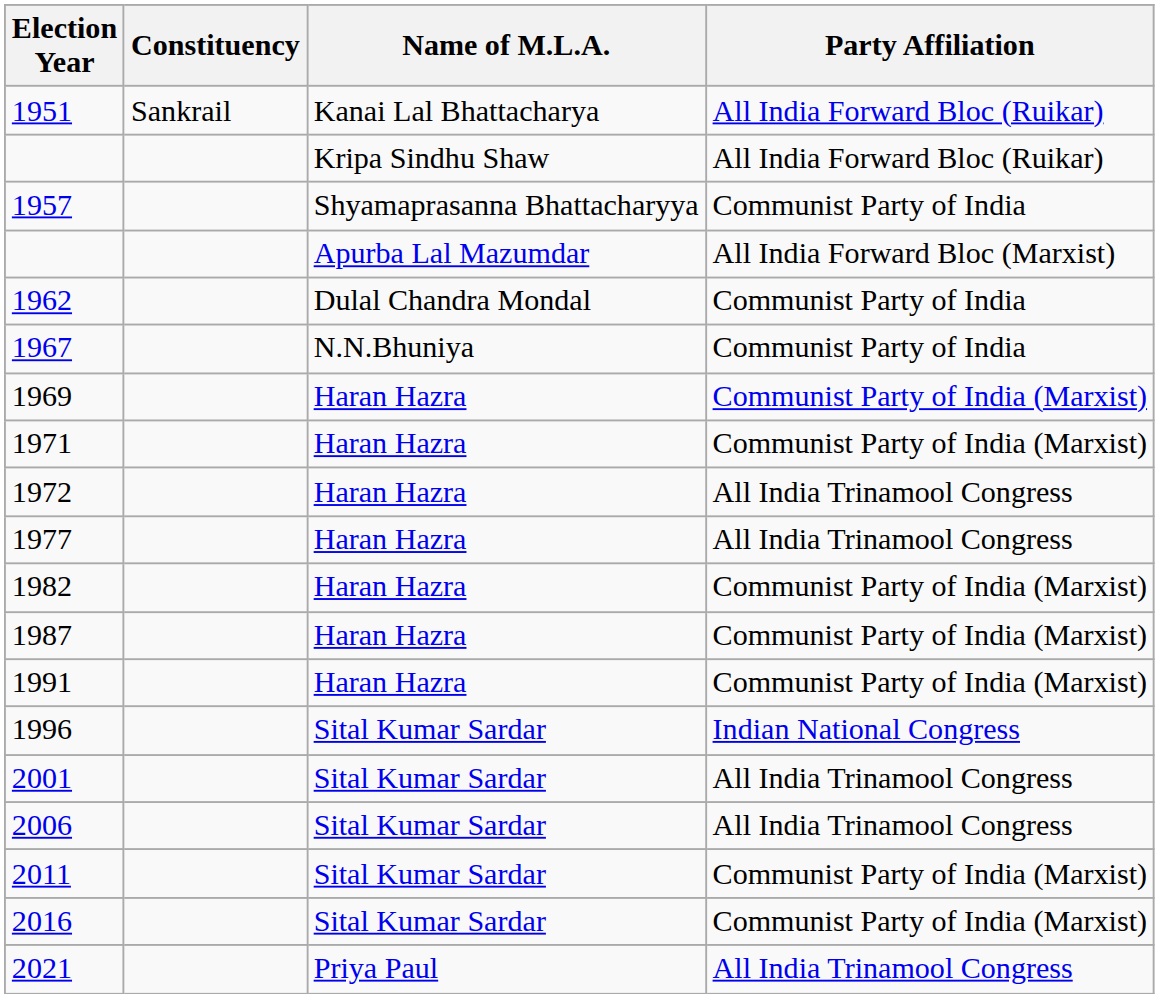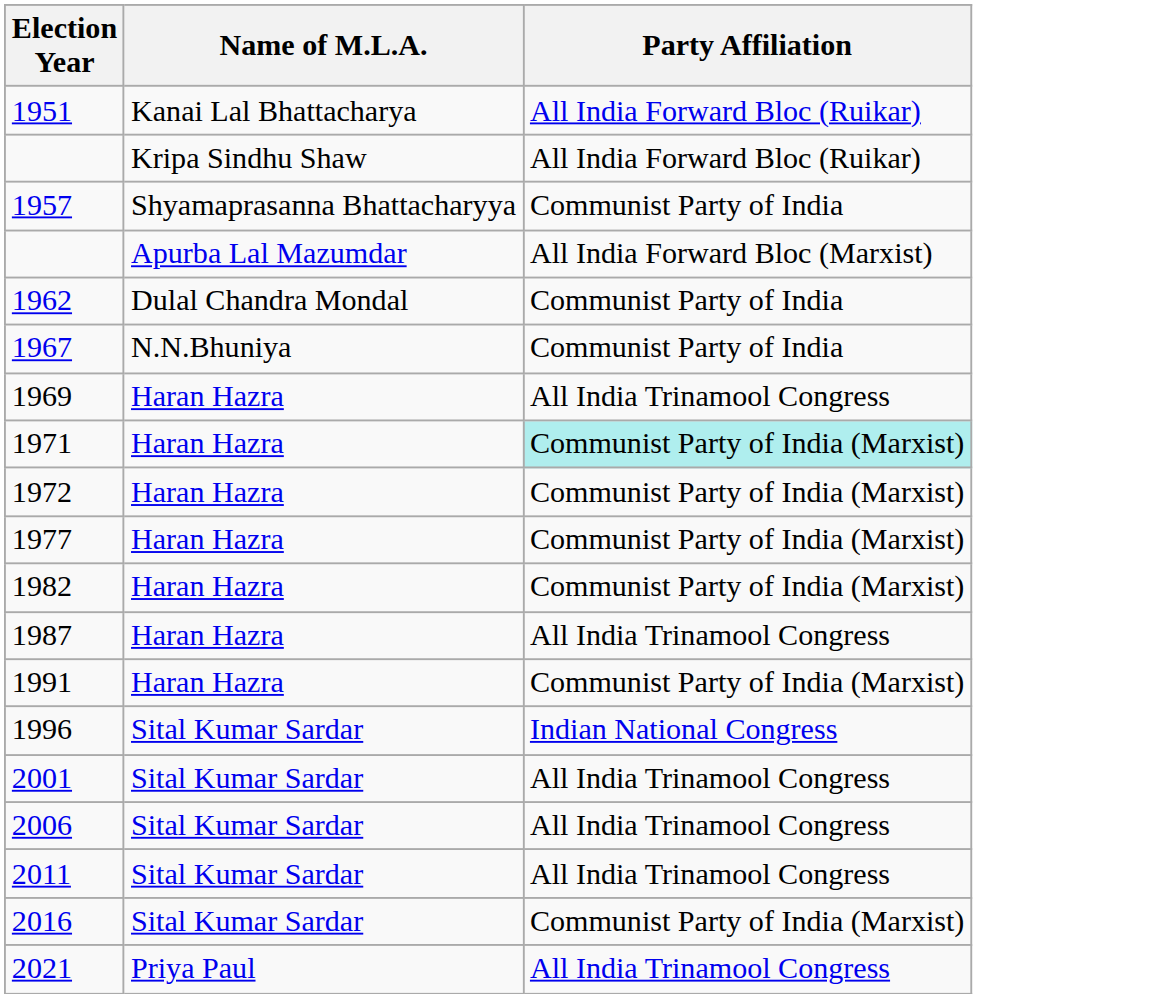- column: (215, 45)
(930, 396) Communist Party of India (Marxist) -> (710, 396) All India Trinamool Congress
(930, 443) no background -> (747, 443) paleturquoise background
(893, 491) All India Trinamool Congress -> (747, 491) Communist Party of India (Marxist)
(893, 539) All India Trinamool Congress -> (747, 539) Communist Party of India (Marxist)
(930, 634) Communist Party of India (Marxist) -> (710, 634) All India Trinamool Congress
(930, 873) Communist Party of India (Marxist) -> (710, 873) All India Trinamool Congress
